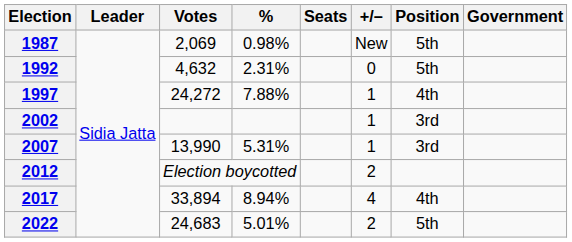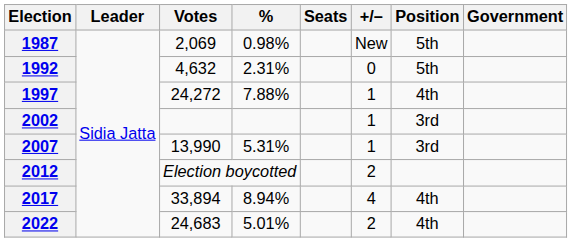(427, 224) 5th -> (427, 224) 4th
